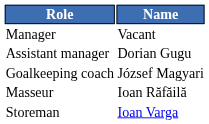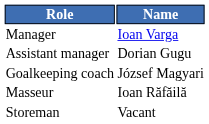(137, 34) Vacant -> (148, 34) Ioan Varga
(148, 112) Ioan Varga -> (137, 112) Vacant
